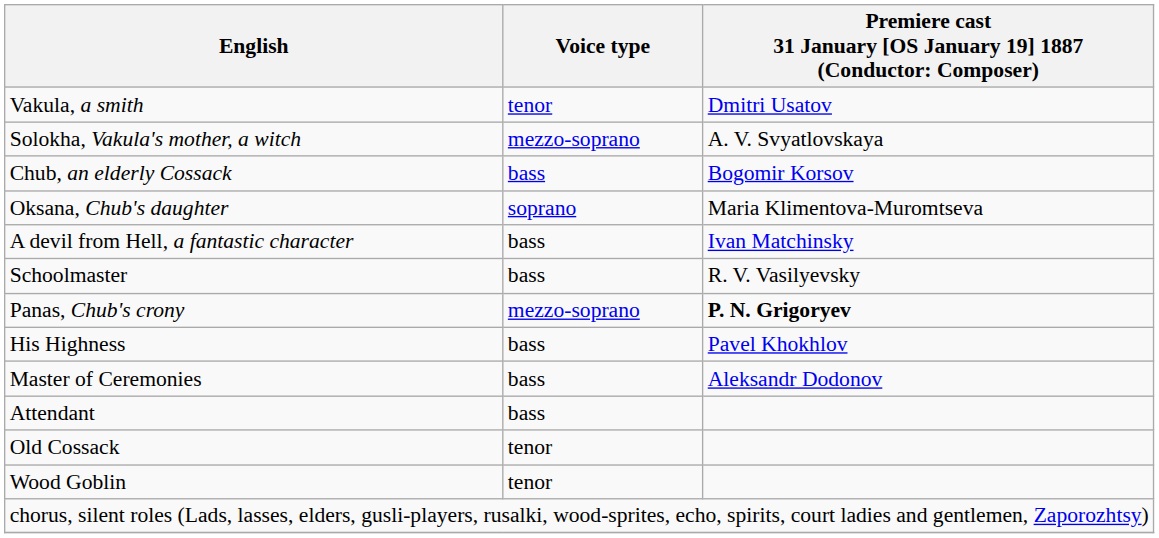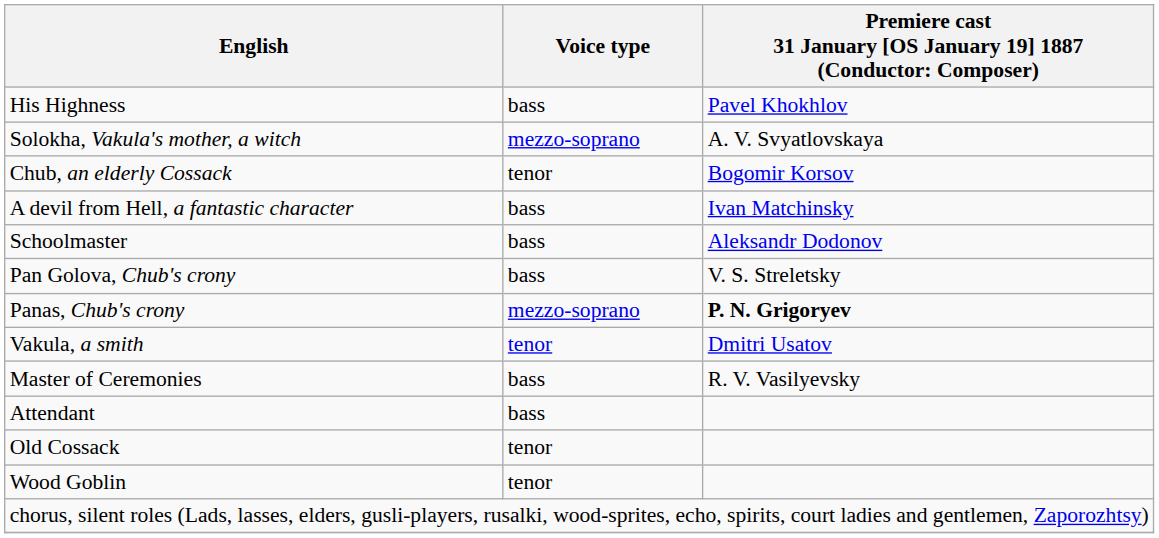rows swapped: (77, 104) <-> (68, 344)
(526, 172) bass -> (530, 172) tenor
- row: (119, 207)
(784, 275) R. V. Vasilyevsky -> (795, 241) Aleksandr Dodonov
+ row: (123, 275)
(795, 378) Aleksandr Dodonov -> (784, 378) R. V. Vasilyevsky
